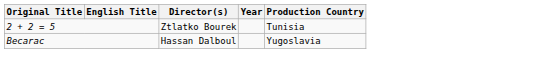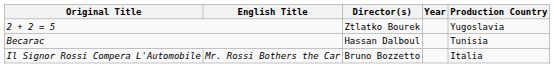(285, 26) Tunisia -> (477, 26) Yugoslavia
(294, 41) Yugoslavia -> (469, 41) Tunisia
+ row: (104, 56)
